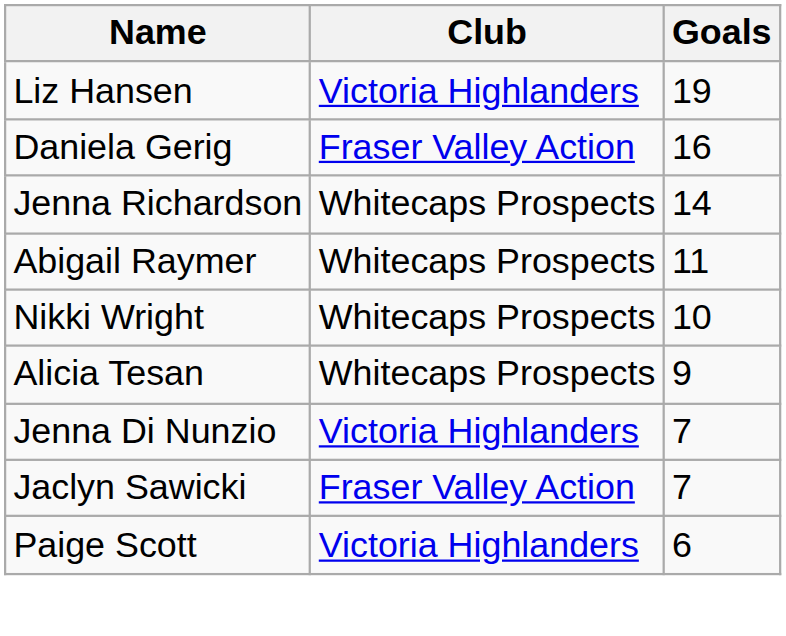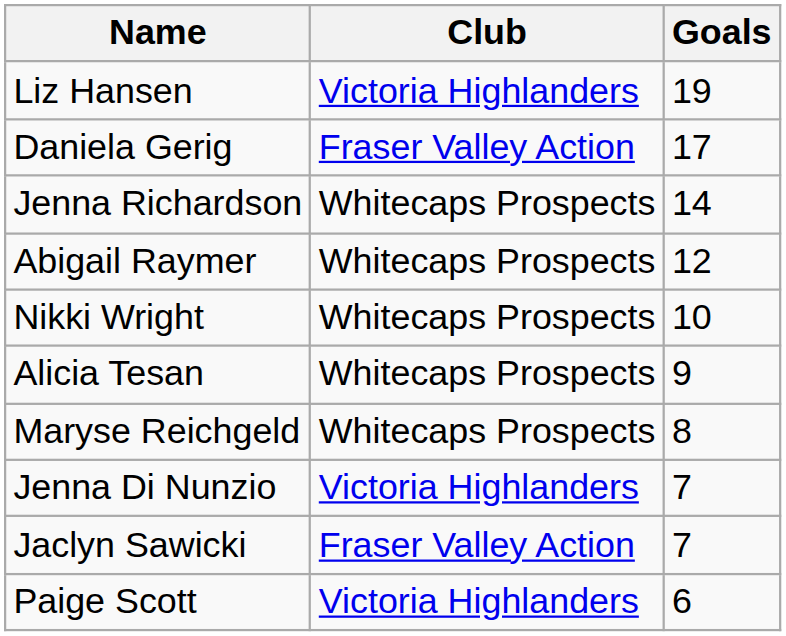(692, 146) 16 -> (692, 146) 17
(691, 260) 11 -> (692, 260) 12
+ row: (157, 430)
